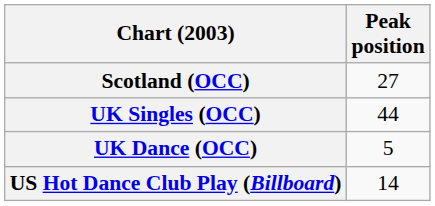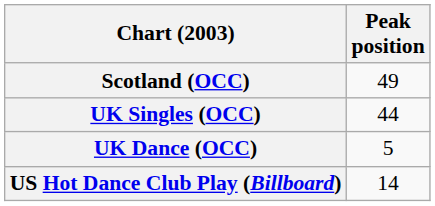(388, 80) 27 -> (388, 80) 49
